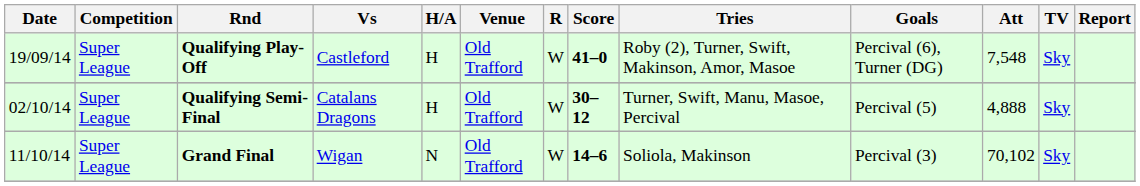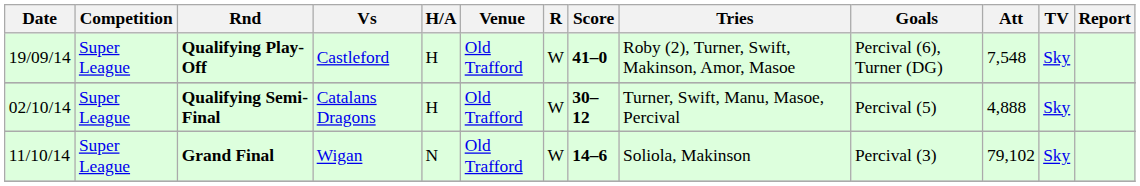(1011, 155) 70,102 -> (1011, 155) 79,102
